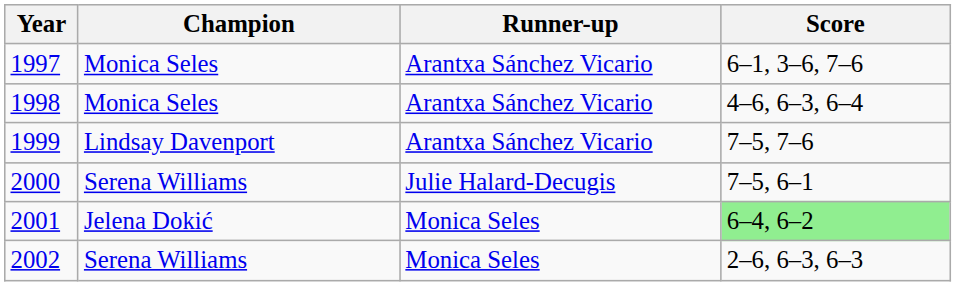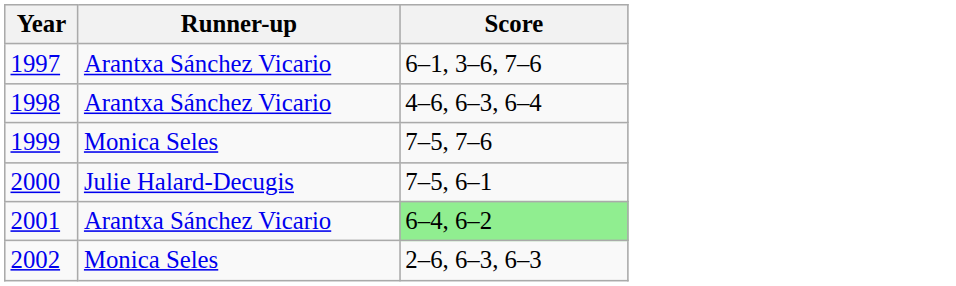- column: (239, 24)
(529, 142) Arantxa Sánchez Vicario -> (151, 142) Monica Seles
(473, 220) Monica Seles -> (208, 220) Arantxa Sánchez Vicario
